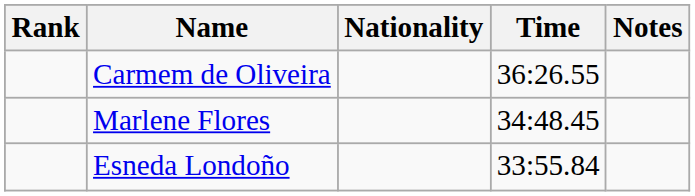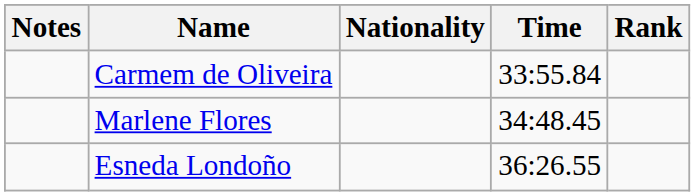columns swapped: (46, 27) <-> (648, 27)
(548, 73) 36:26.55 -> (550, 73) 33:55.84
(548, 166) 33:55.84 -> (550, 166) 36:26.55
